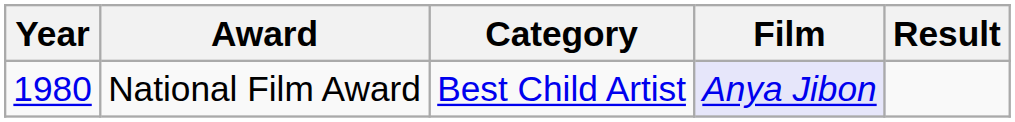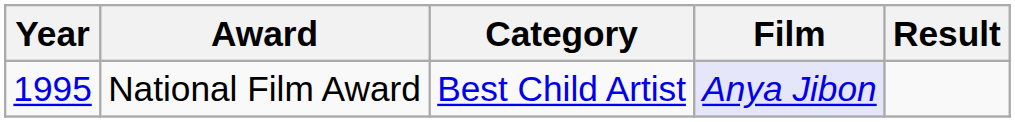(53, 89) 1980 -> (53, 89) 1995
